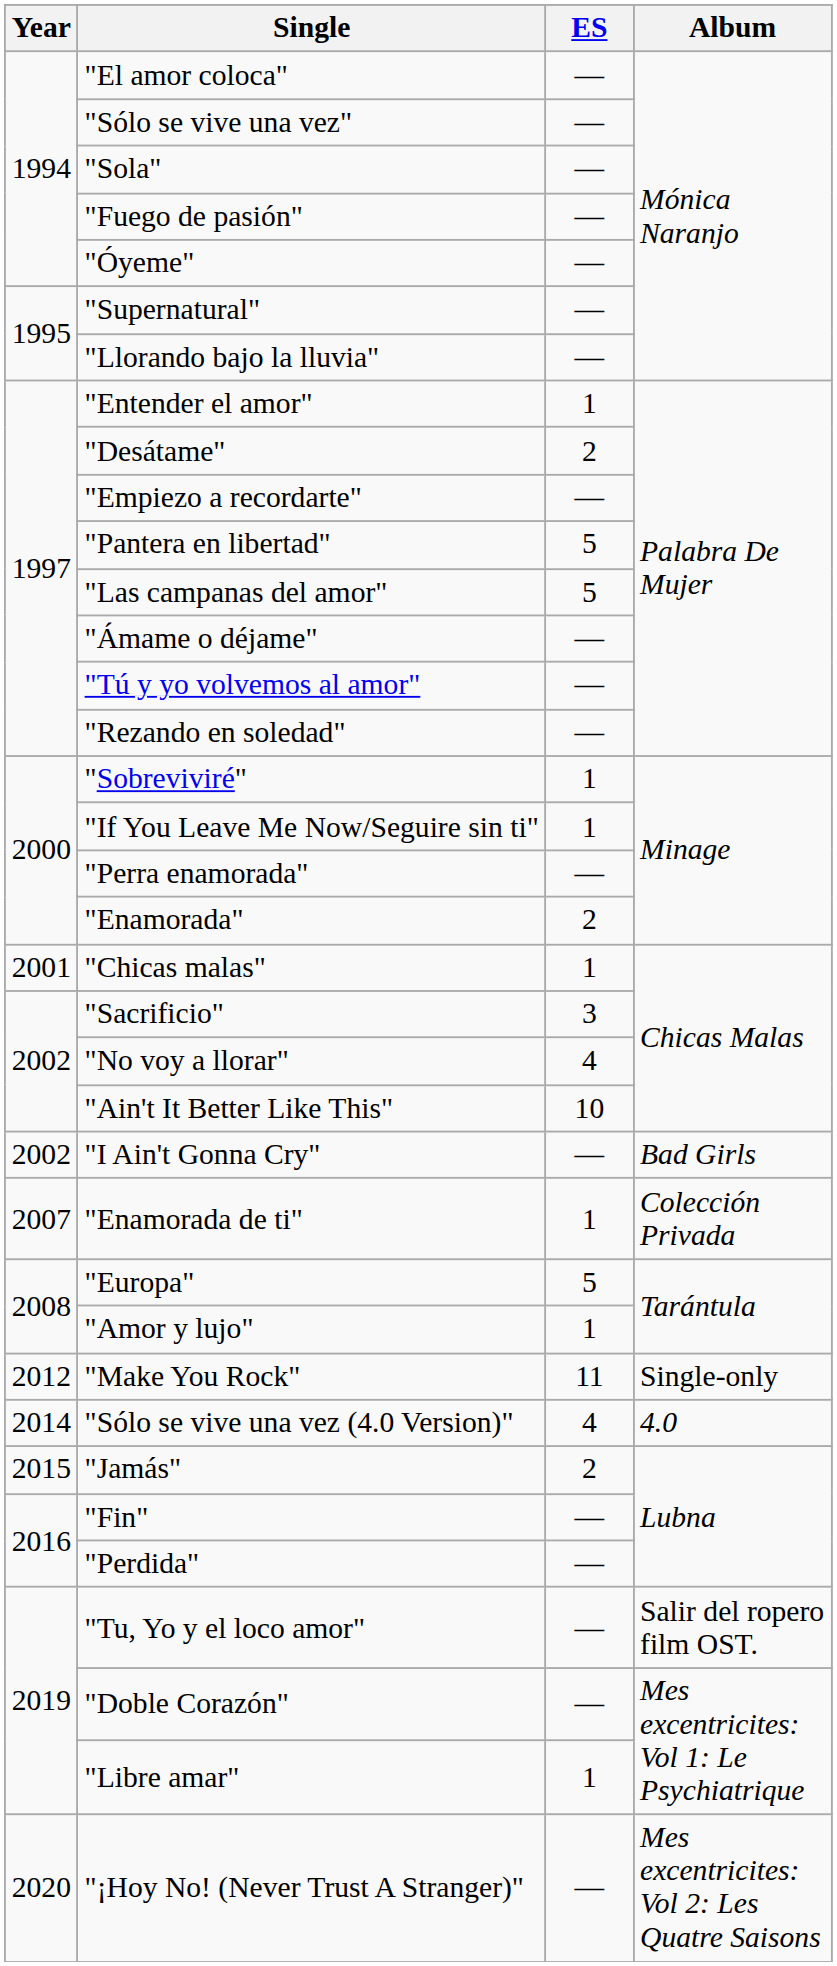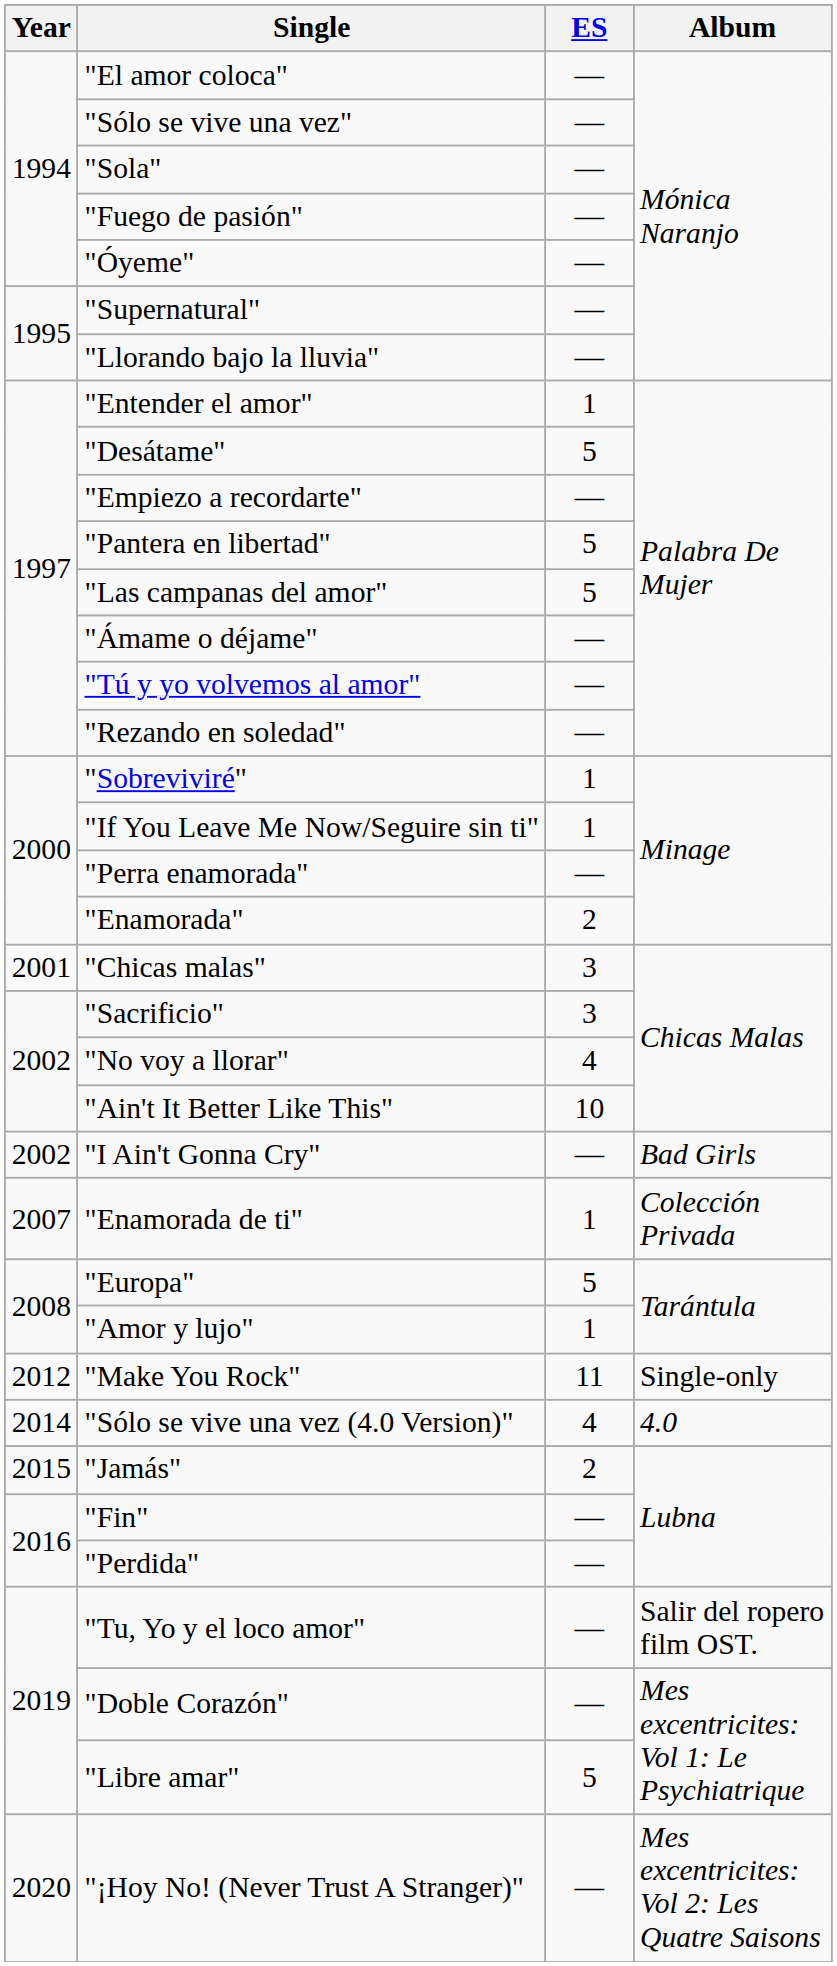(589, 450) 2 -> (589, 450) 5
(589, 966) 1 -> (589, 966) 3
(589, 1777) 1 -> (589, 1777) 5
